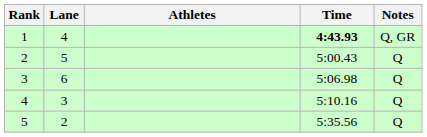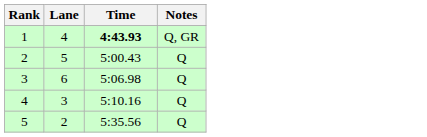- column: (192, 15)
